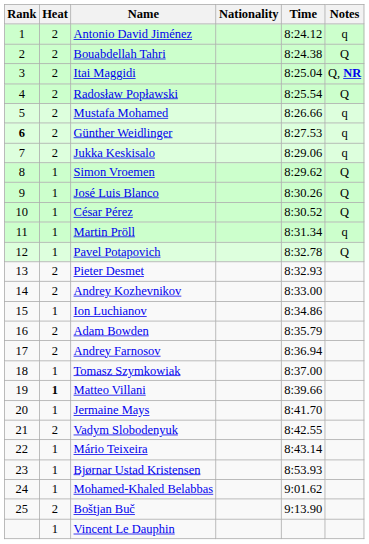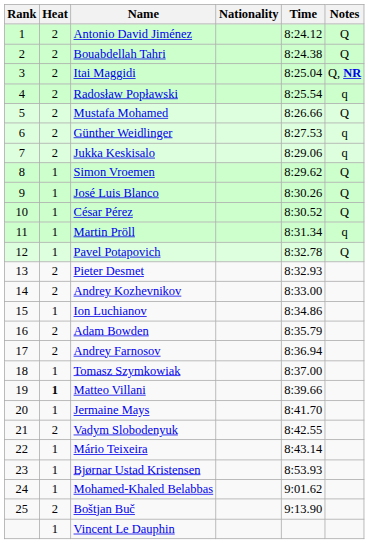(345, 34) q -> (345, 34) Q
(345, 93) Q -> (345, 93) q
(345, 113) q -> (345, 113) Q
(22, 133) bold -> (22, 133) normal
